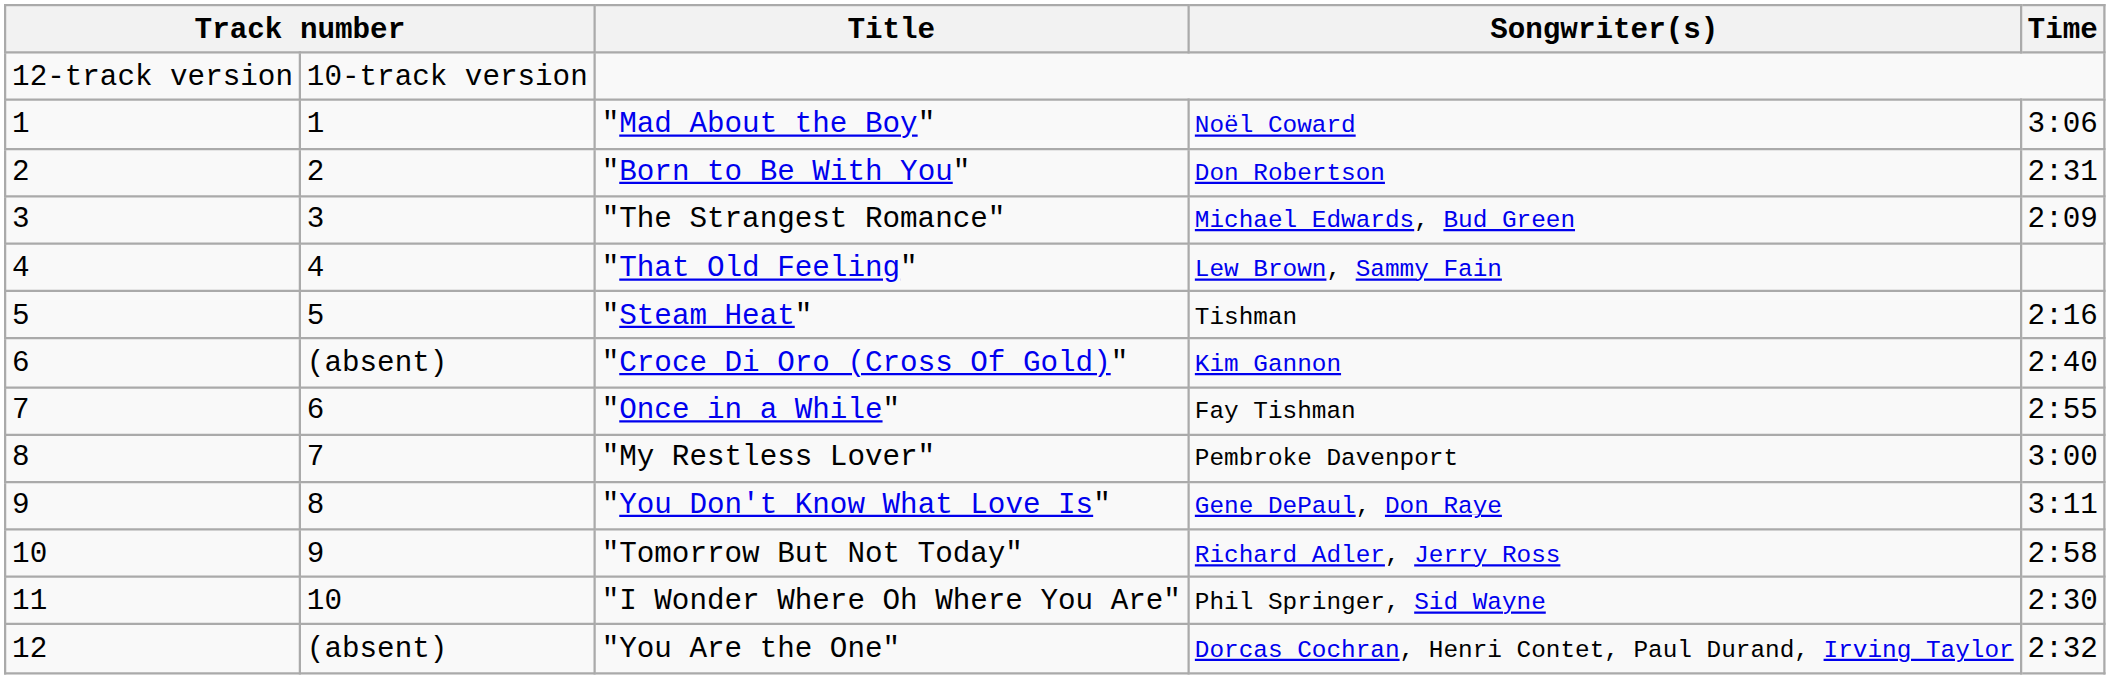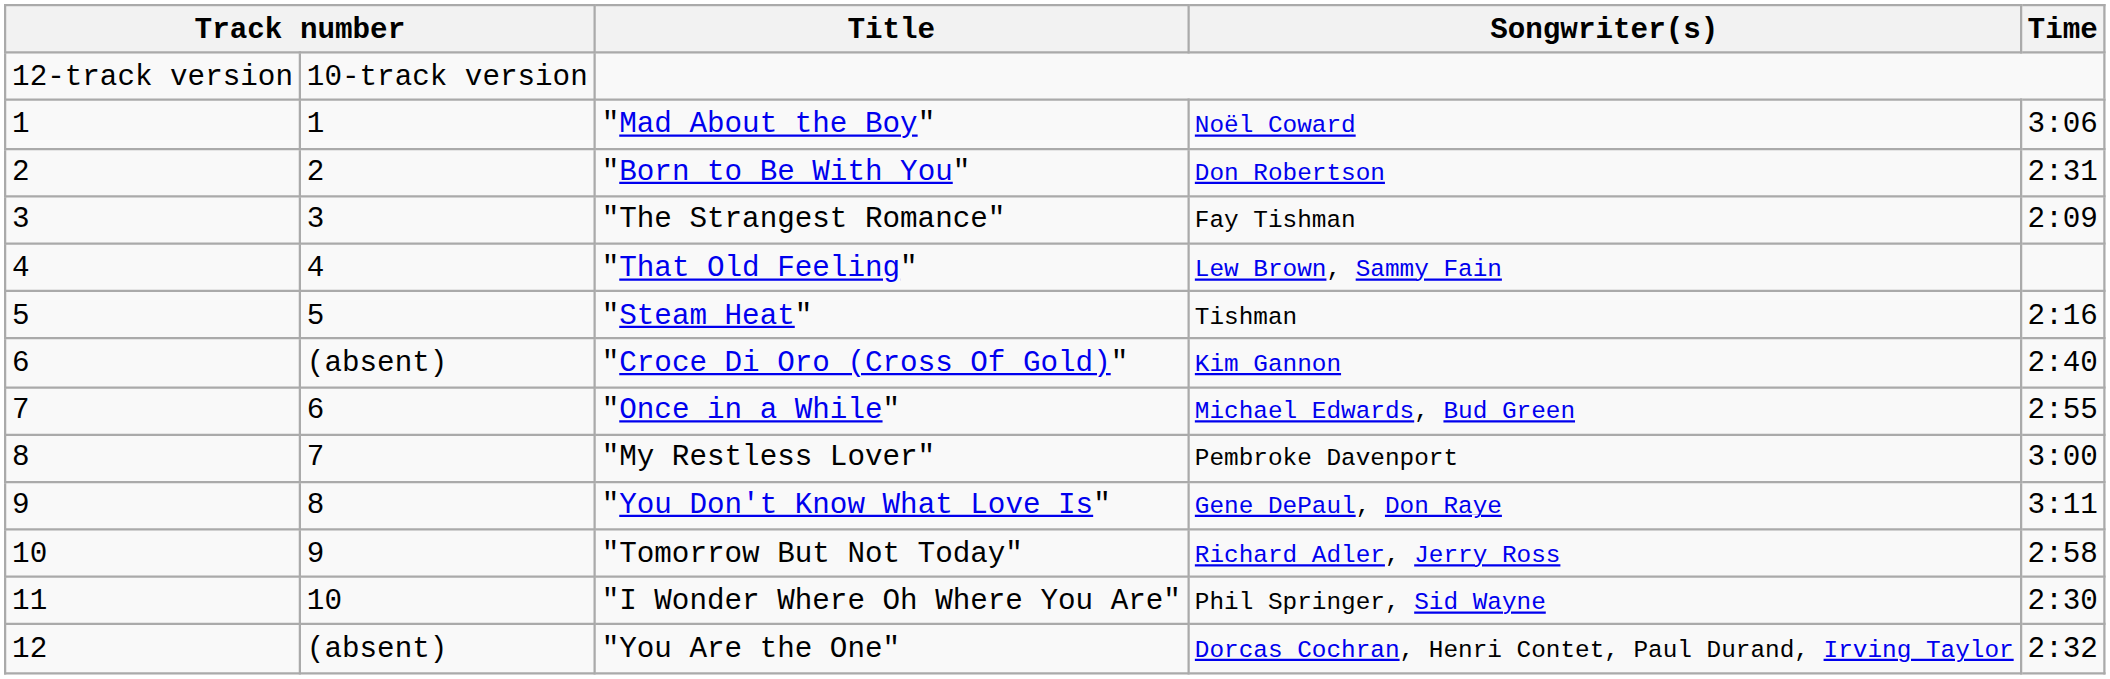(1385, 221) Michael Edwards, Bud Green -> (1275, 221) Fay Tishman
(1275, 411) Fay Tishman -> (1385, 411) Michael Edwards, Bud Green
